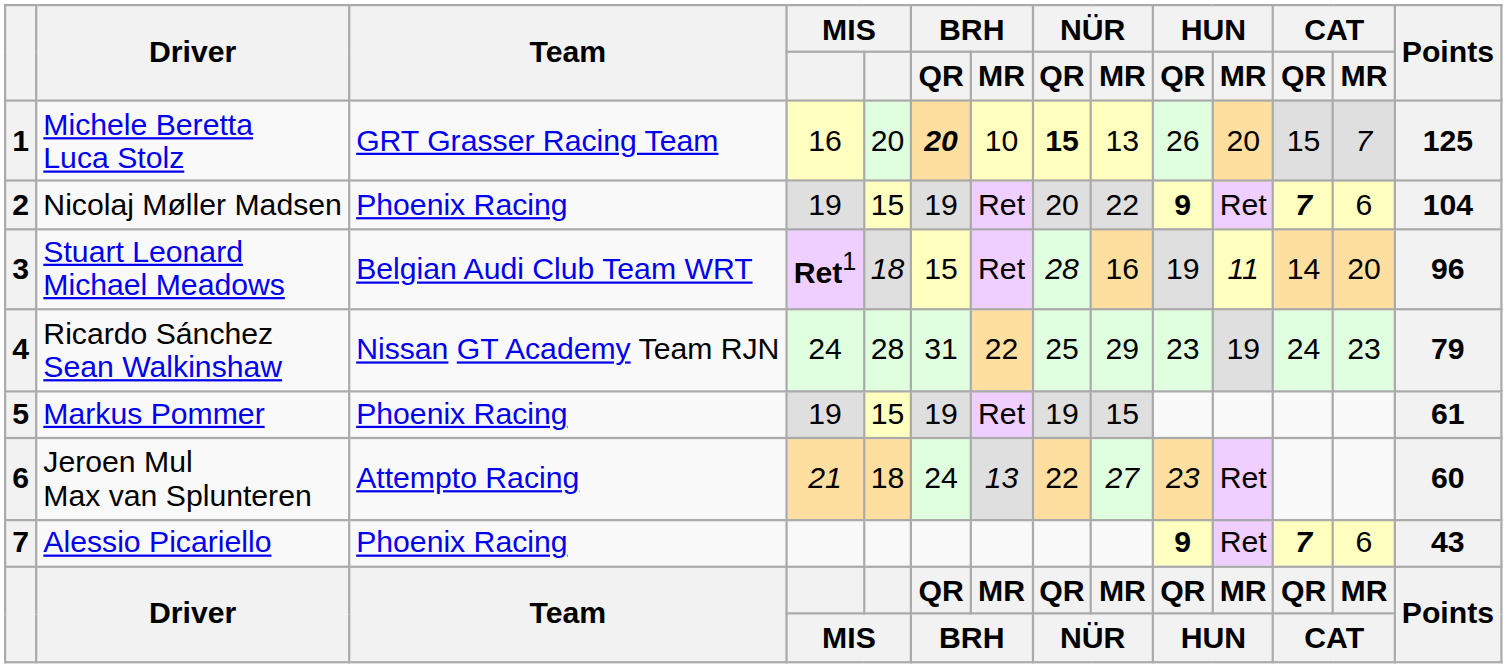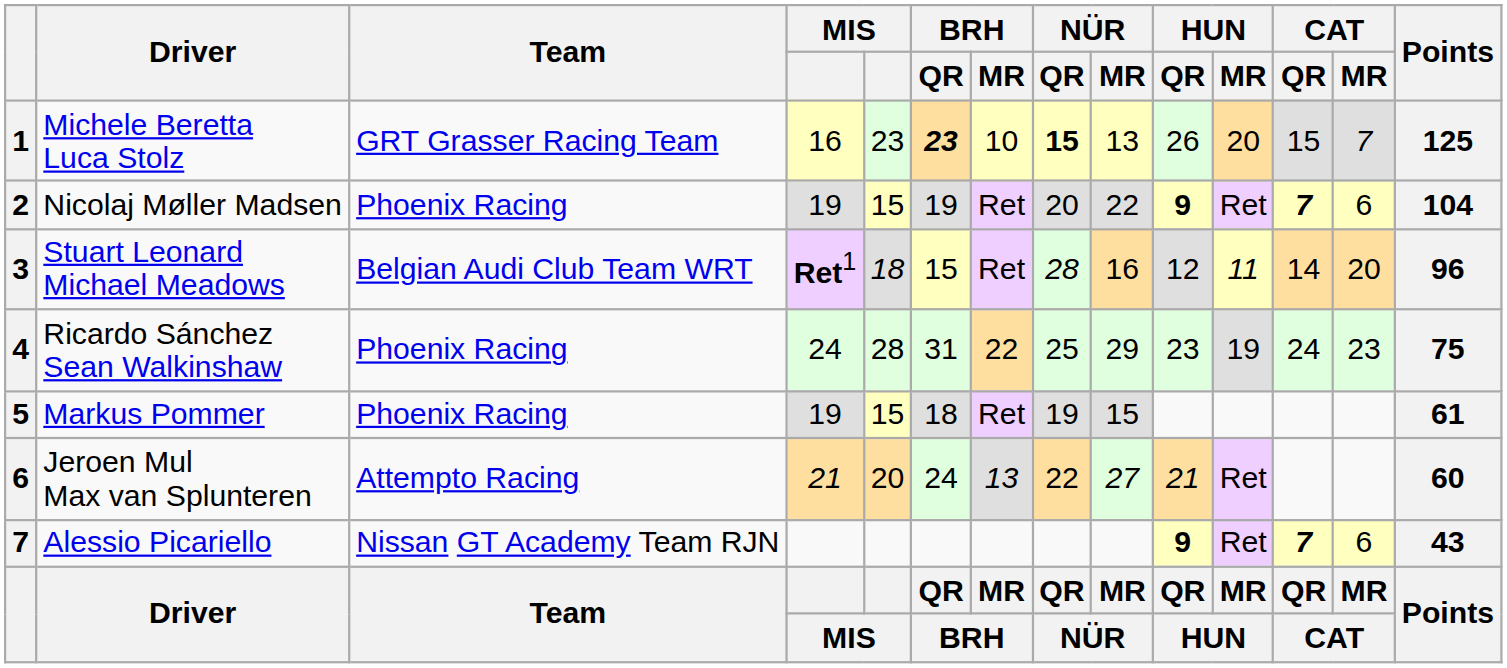(887, 140) 20 -> (887, 140) 23
(941, 140) 20 -> (941, 140) 23
(1183, 269) 19 -> (1183, 269) 12
(568, 350) Nissan GT Academy Team RJN -> (462, 350) Phoenix Racing
(1448, 350) 79 -> (1448, 350) 75
(941, 414) 19 -> (941, 414) 18
(887, 478) 18 -> (887, 478) 20
(1183, 478) 23 -> (1183, 478) 21
(462, 542) Phoenix Racing -> (568, 542) Nissan GT Academy Team RJN
